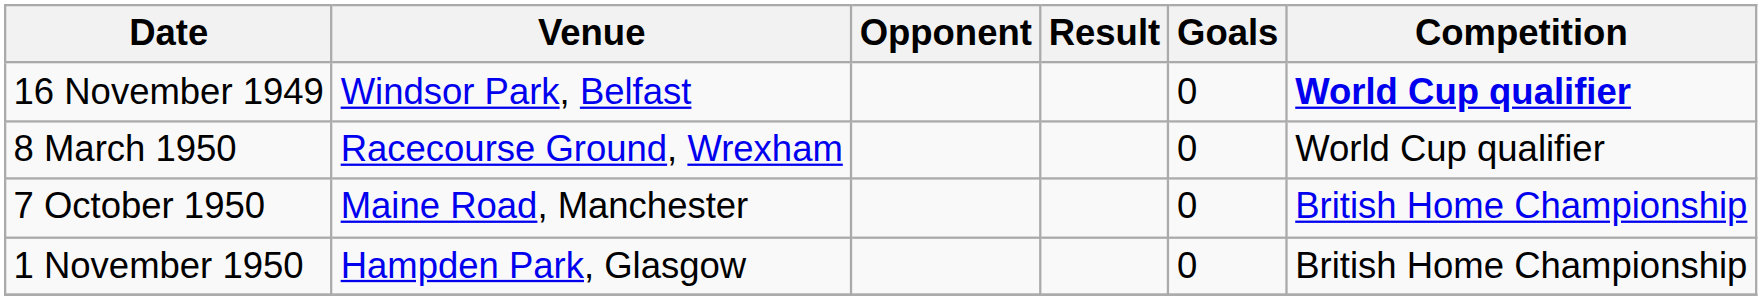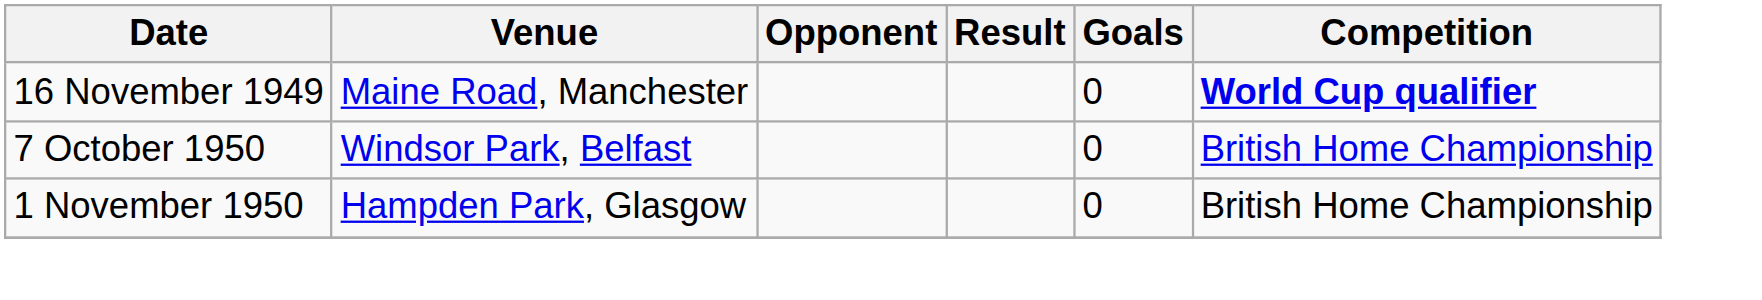(516, 91) Windsor Park, Belfast -> (544, 91) Maine Road, Manchester
- row: (125, 149)
(544, 206) Maine Road, Manchester -> (516, 149) Windsor Park, Belfast
